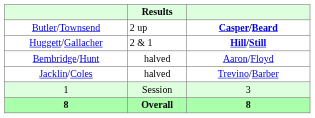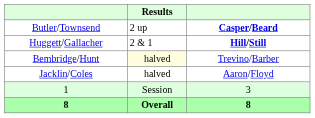(157, 58) no background -> (157, 58) lightyellow background
(248, 58) Aaron/Floyd -> (248, 58) Trevino/Barber
(248, 74) Trevino/Barber -> (248, 74) Aaron/Floyd
